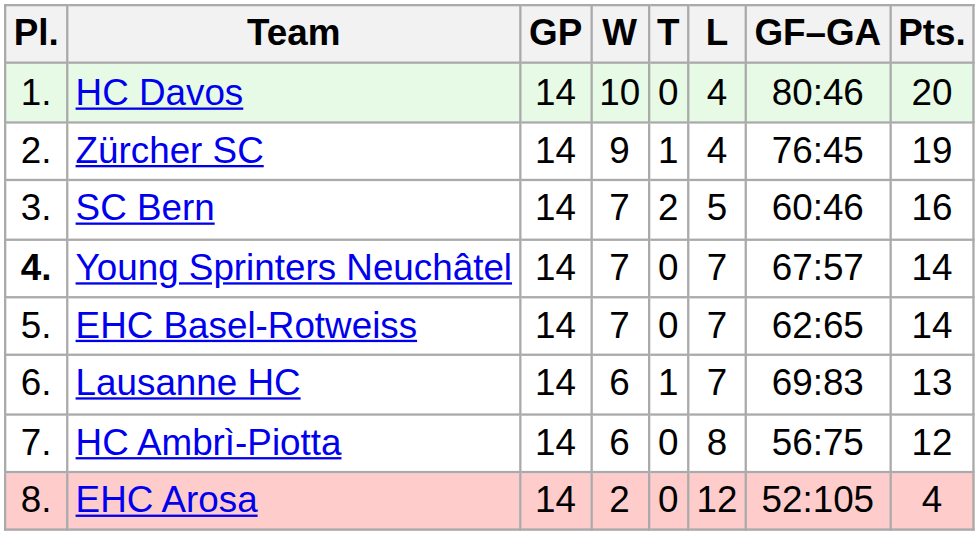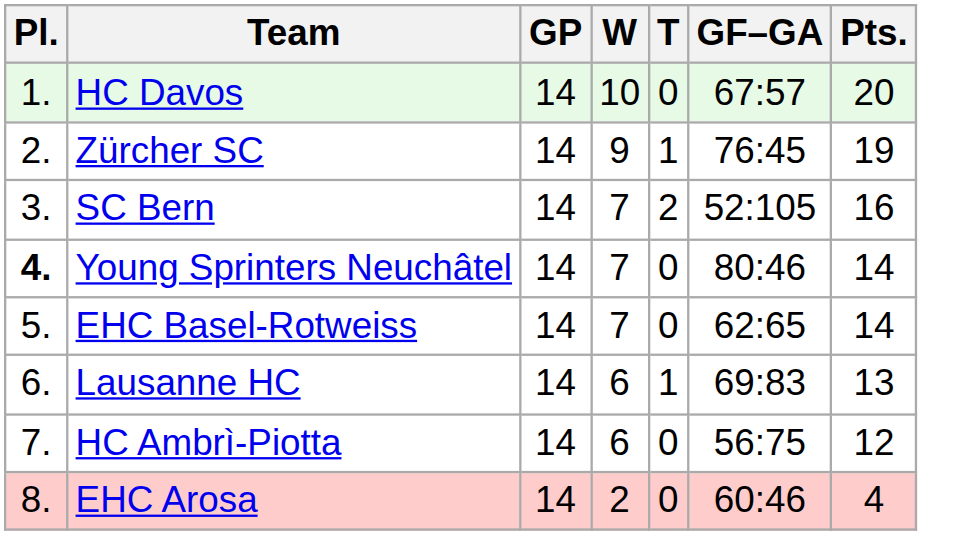- column: (717, 33)
(818, 92) 80:46 -> (760, 92) 67:57
(818, 208) 60:46 -> (760, 208) 52:105
(818, 267) 67:57 -> (760, 267) 80:46
(818, 500) 52:105 -> (760, 500) 60:46
